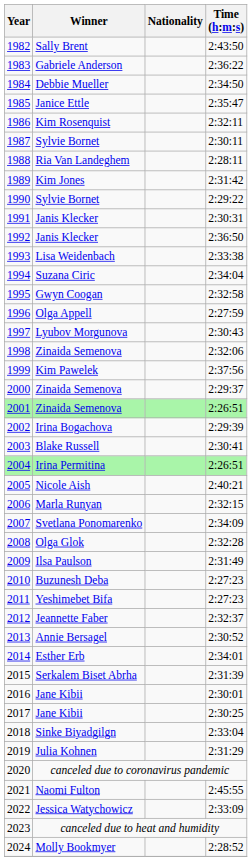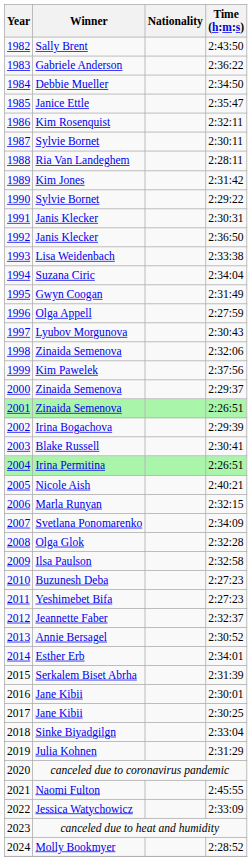(226, 294) 2:32:58 -> (226, 294) 2:31:49
(226, 561) 2:31:49 -> (226, 561) 2:32:58
